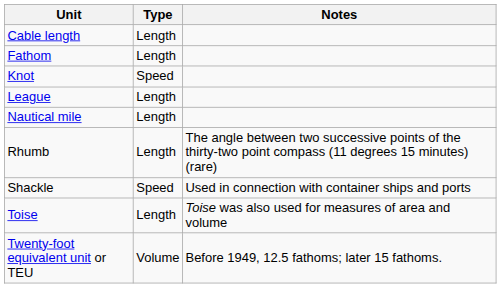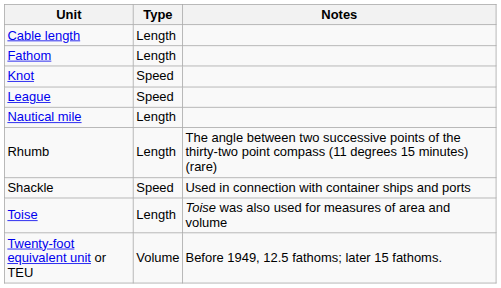(156, 96) Length -> (155, 96) Speed
